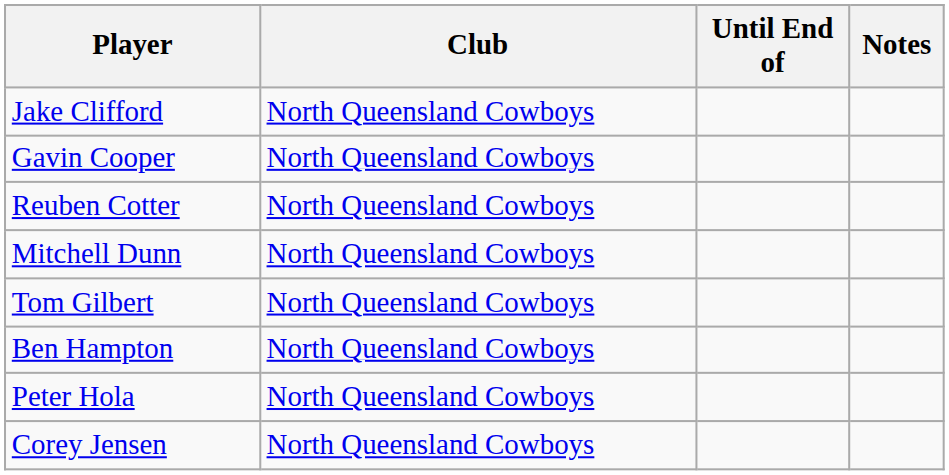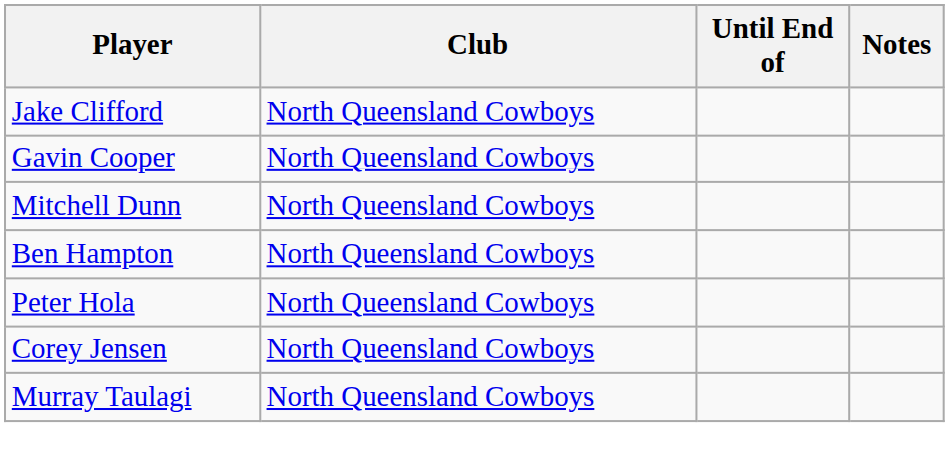- row: (96, 206)
- row: (83, 301)
+ row: (102, 397)
